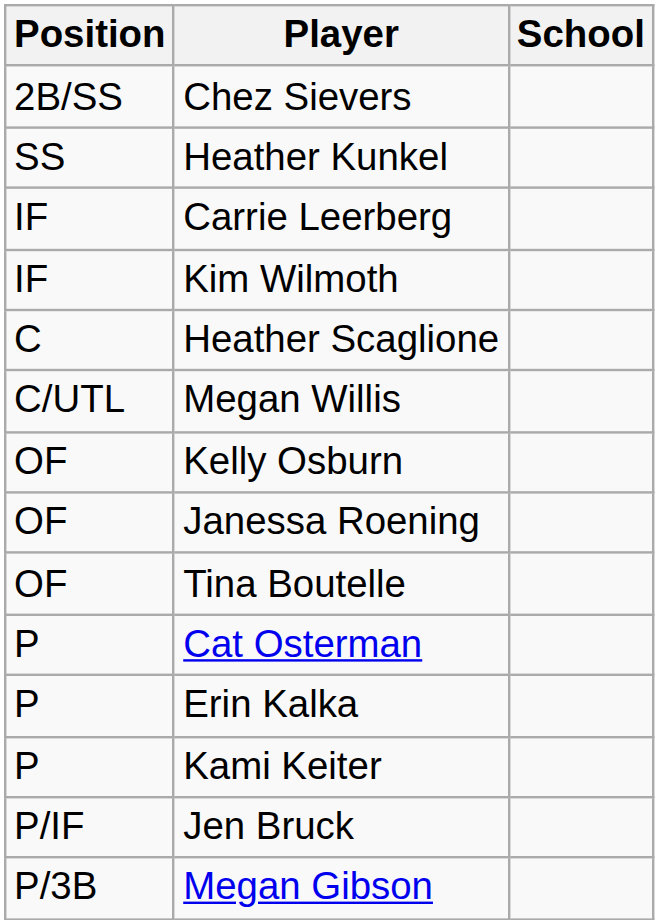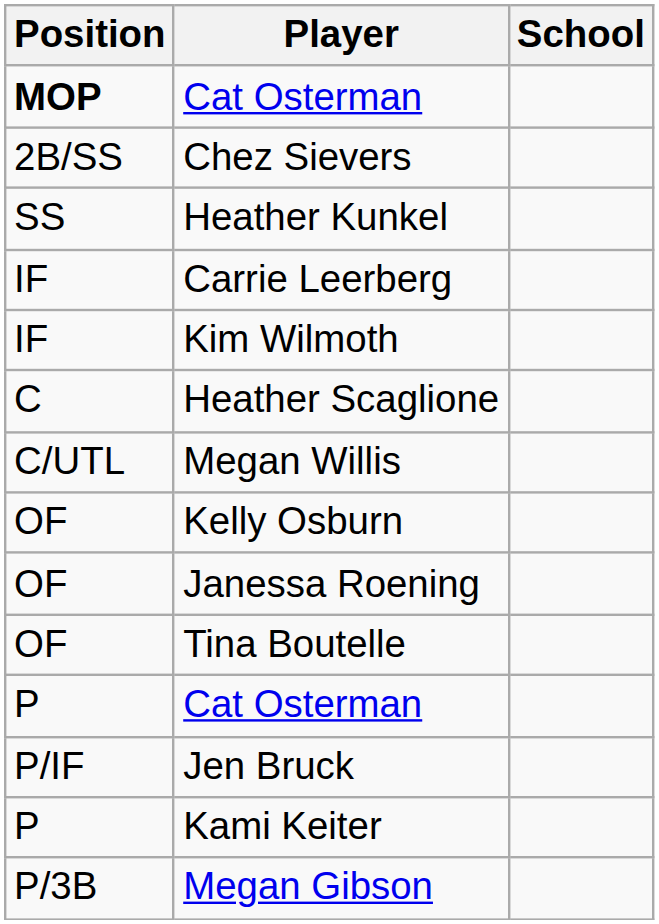+ row: (58, 95)
- row: (27, 704)
rows swapped: (49, 826) <-> (27, 765)
